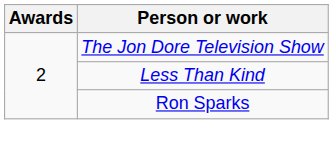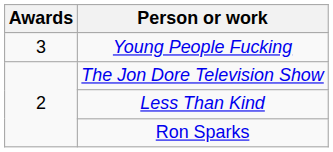+ row: (203, 47)
